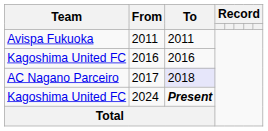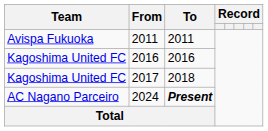(63, 77) AC Nagano Parceiro -> (67, 77) Kagoshima United FC
(181, 77) lavender background -> (181, 77) no background
(67, 96) Kagoshima United FC -> (63, 96) AC Nagano Parceiro
